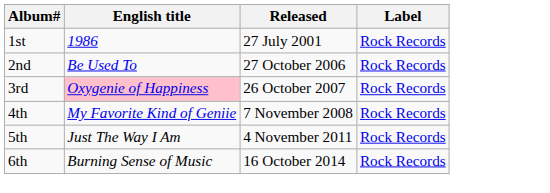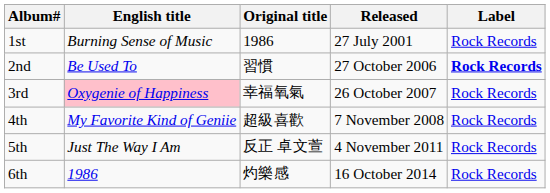+ column: (285, 16)
(83, 40) 1986 -> (140, 40) Burning Sense of Music
(403, 64) normal -> (496, 66) bold
(140, 161) Burning Sense of Music -> (83, 174) 1986
